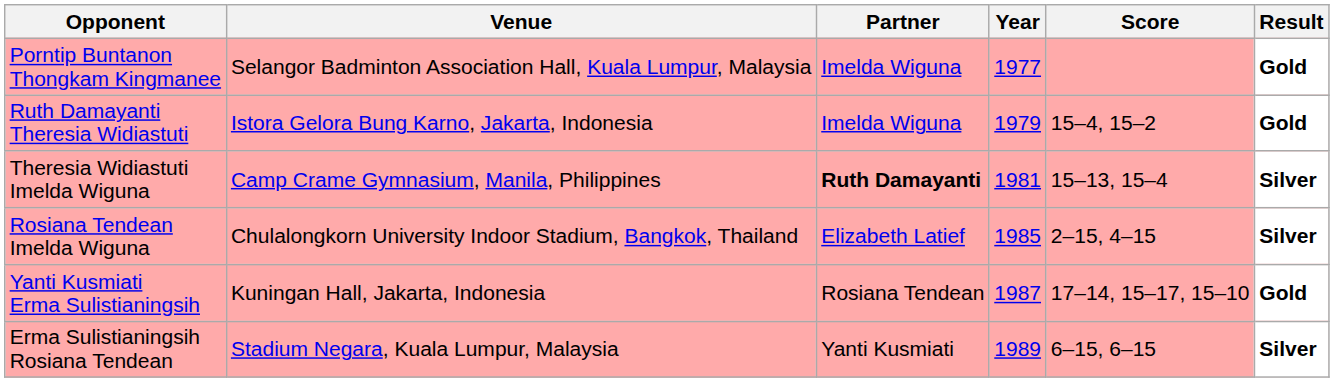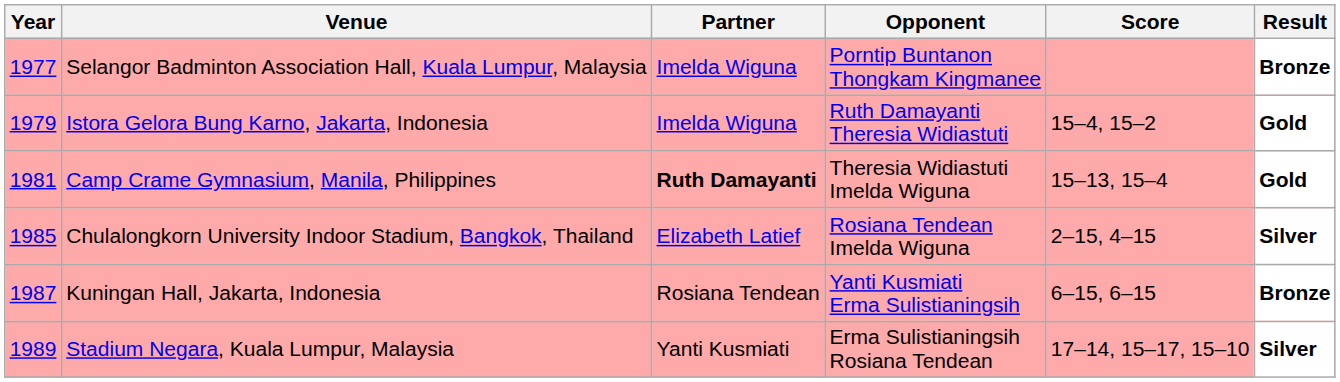columns swapped: (1018, 22) <-> (115, 22)
(1283, 67) Gold -> (1295, 67) Bronze
(1288, 180) Silver -> (1283, 180) Gold
(1150, 293) 17–14, 15–17, 15–10 -> (1103, 293) 6–15, 6–15
(1283, 293) Gold -> (1295, 293) Bronze
(1103, 349) 6–15, 6–15 -> (1150, 349) 17–14, 15–17, 15–10
